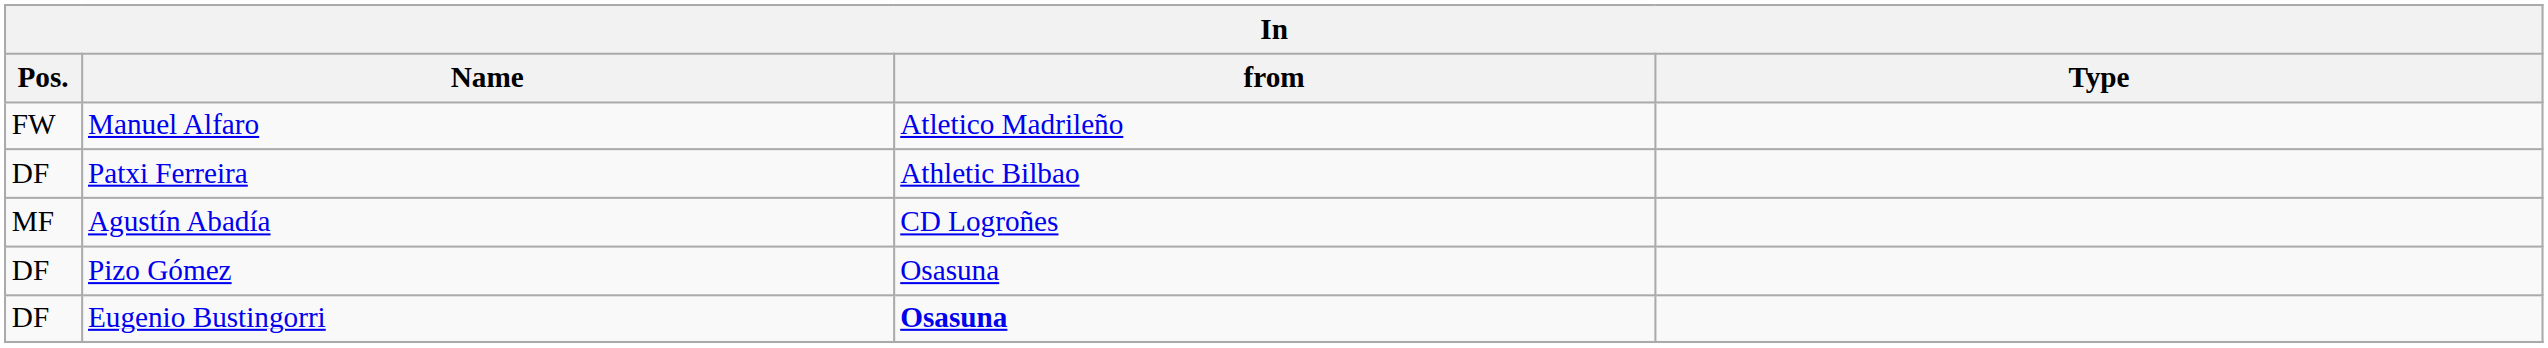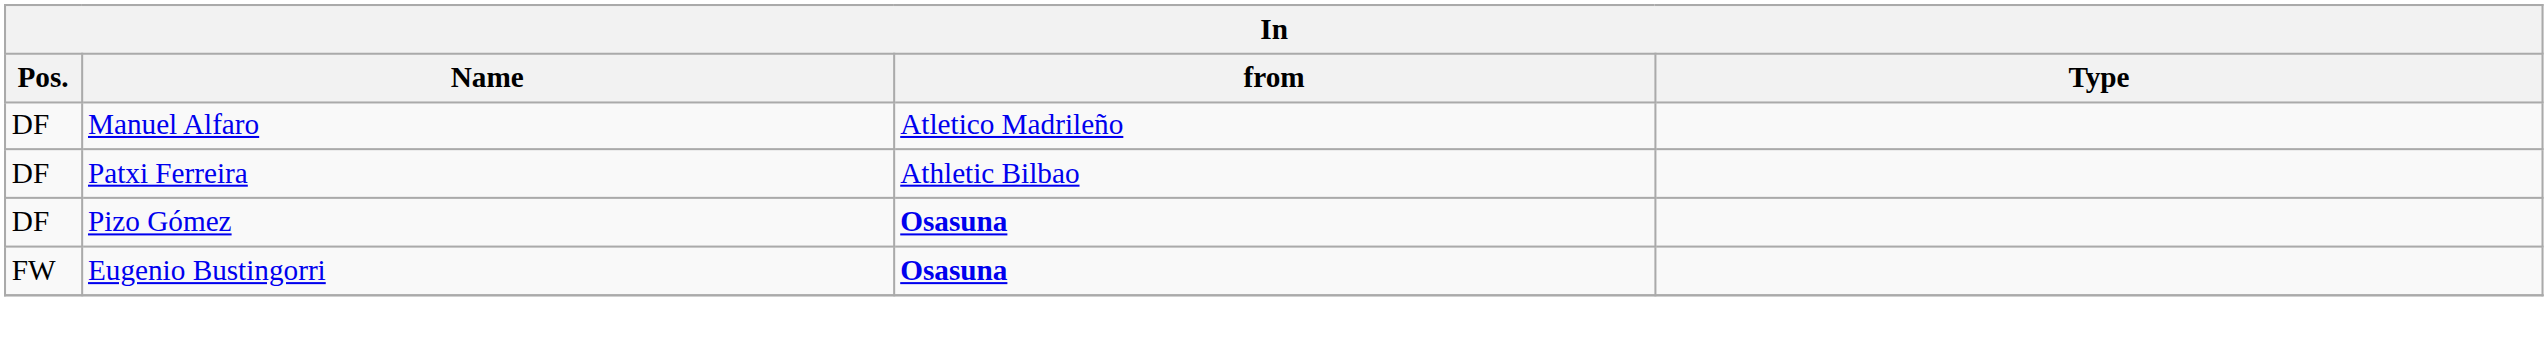(34, 125) FW -> (31, 125) DF
- row: (179, 221)
(950, 270) normal -> (954, 221) bold
(31, 318) DF -> (34, 270) FW
